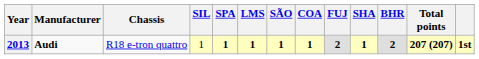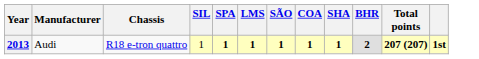- column: (337, 13)
(46, 44) bold -> (45, 44) normal
